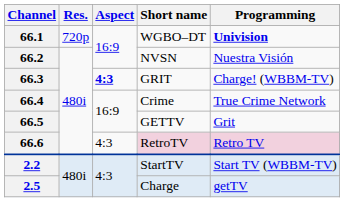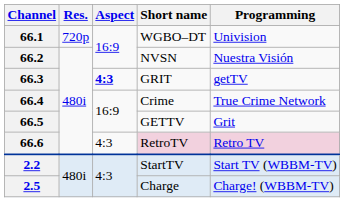(241, 36) bold -> (240, 36) normal
(274, 79) Charge! (WBBM-TV) -> (231, 79) getTV
(231, 186) getTV -> (274, 186) Charge! (WBBM-TV)
